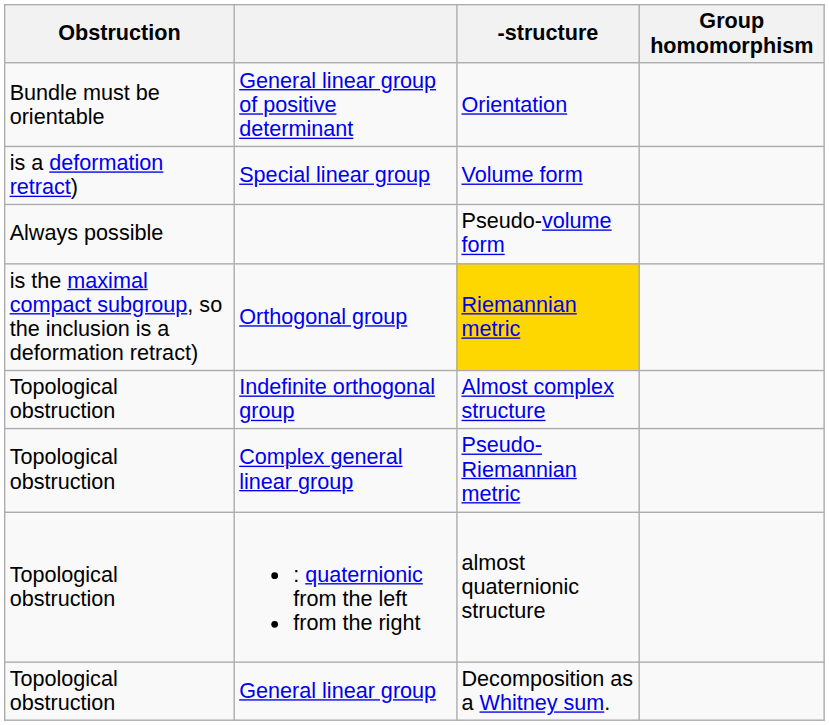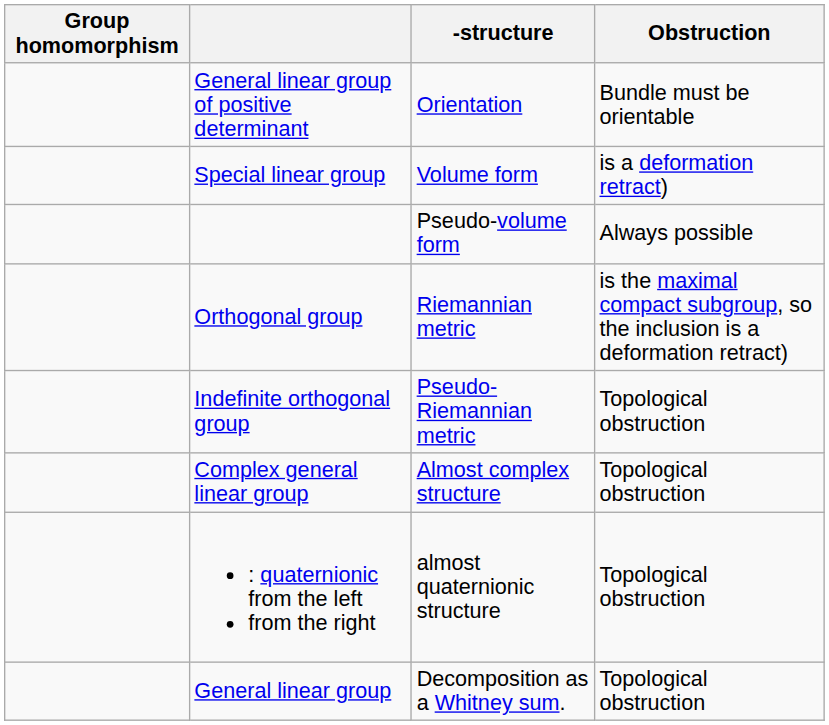columns swapped: (732, 33) <-> (119, 33)
(519, 316) gold background -> (474, 316) no background
(538, 399) Almost complex structure -> (474, 411) Pseudo-Riemannian metric
(519, 470) Pseudo-Riemannian metric -> (493, 482) Almost complex structure
